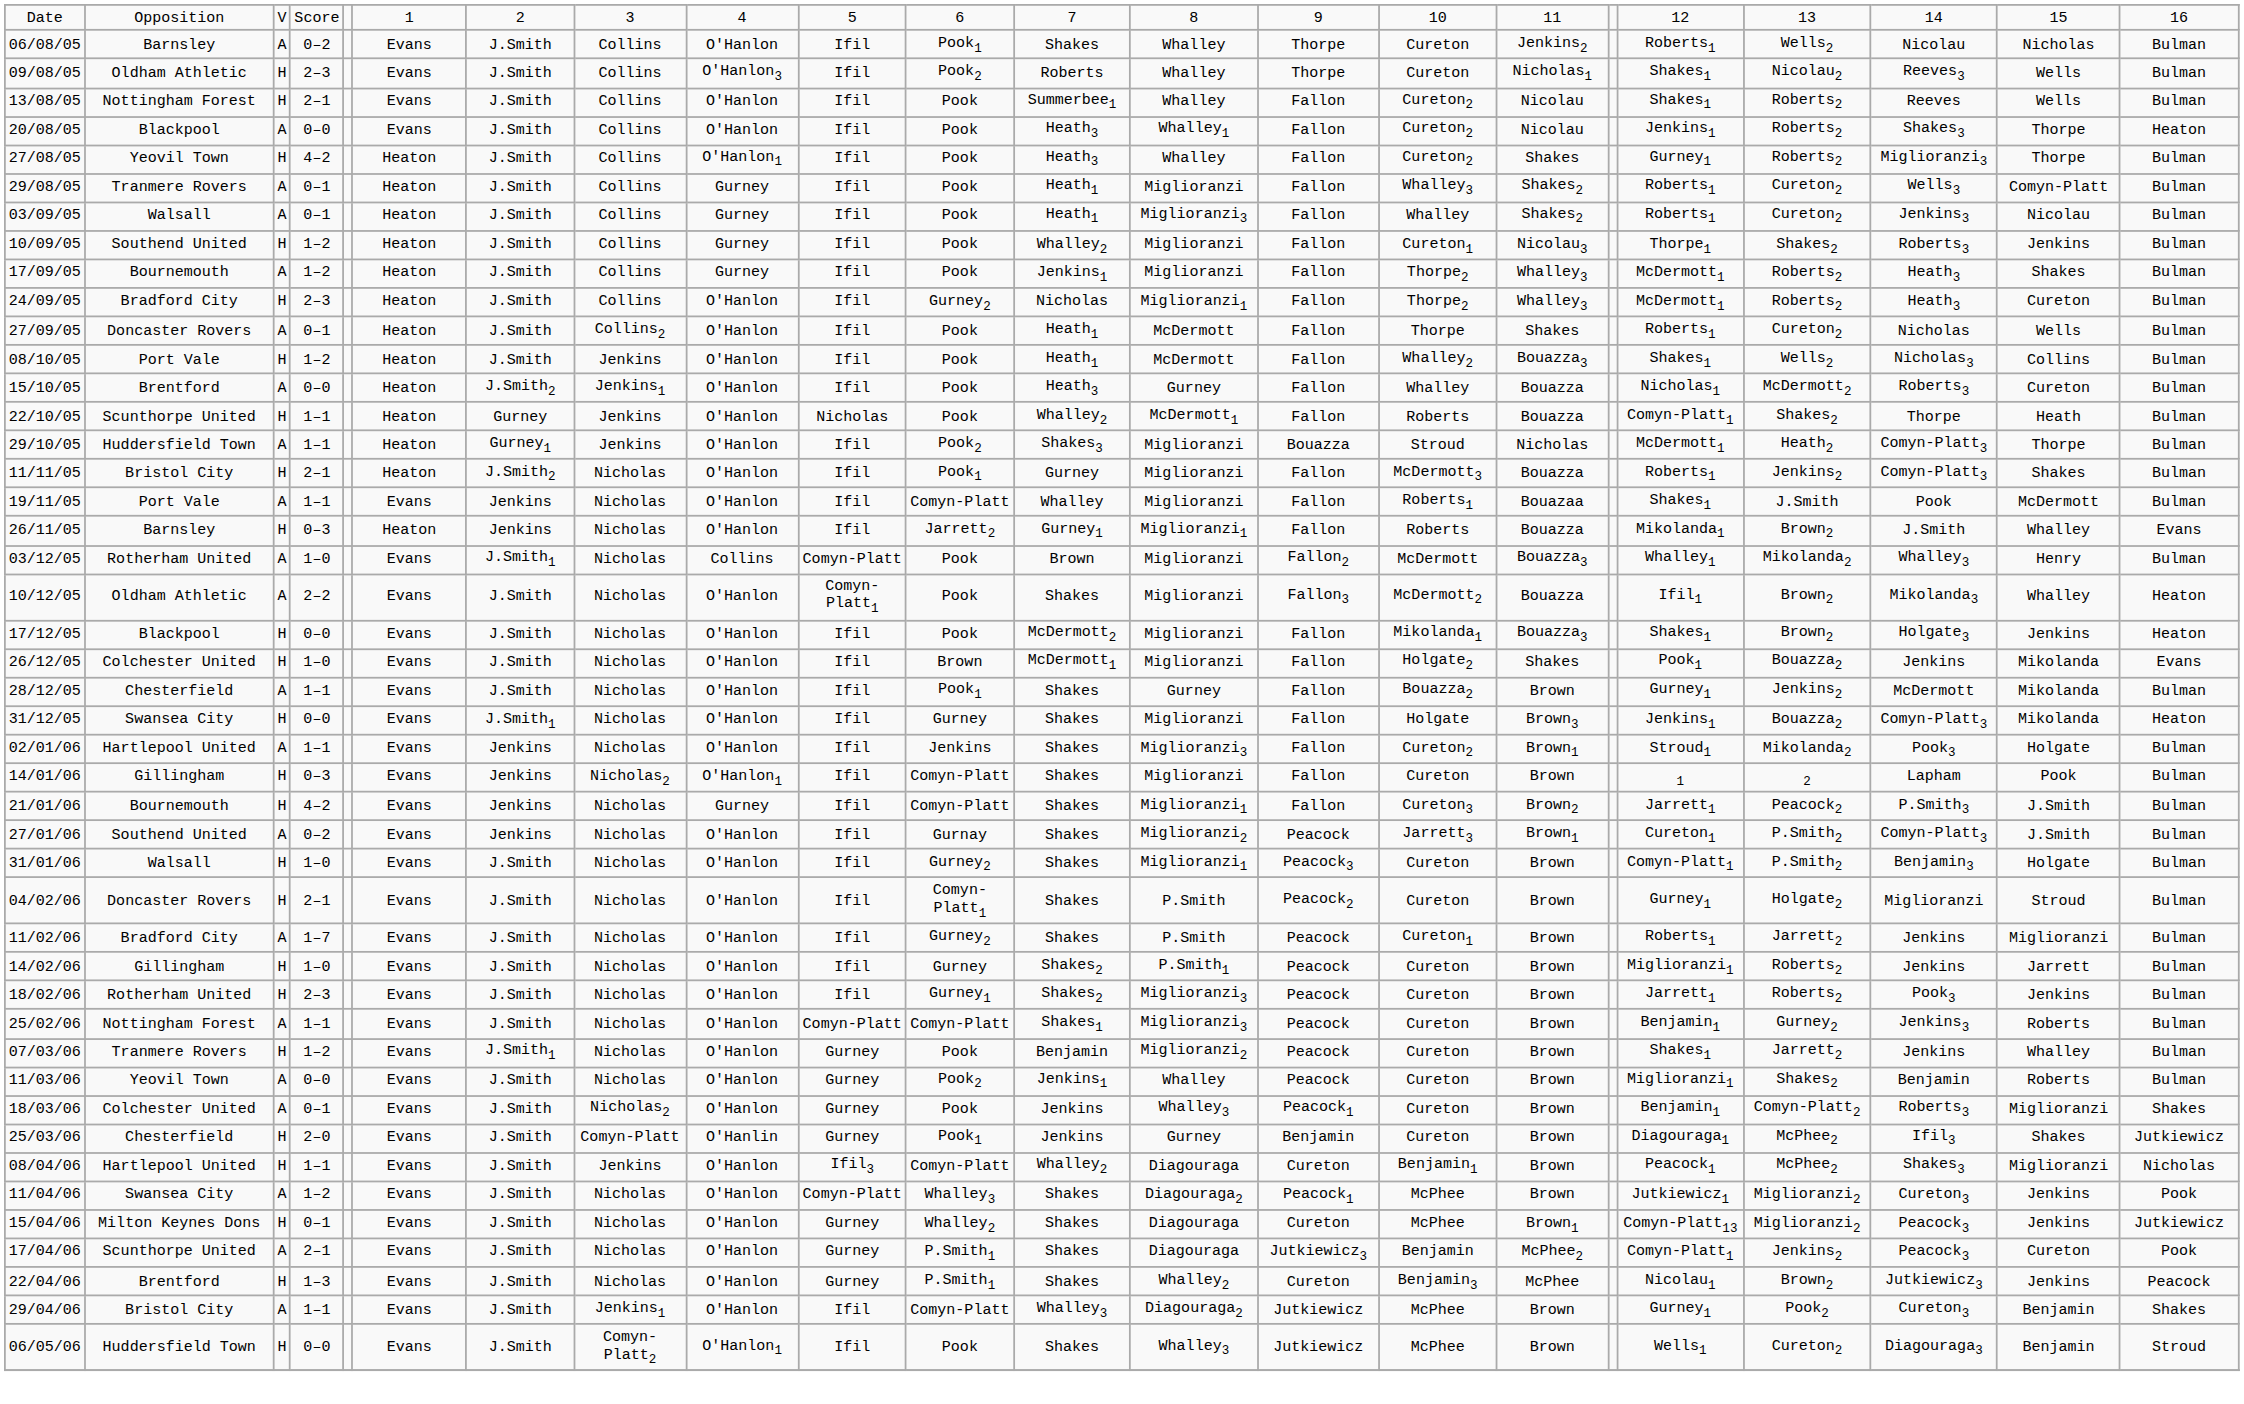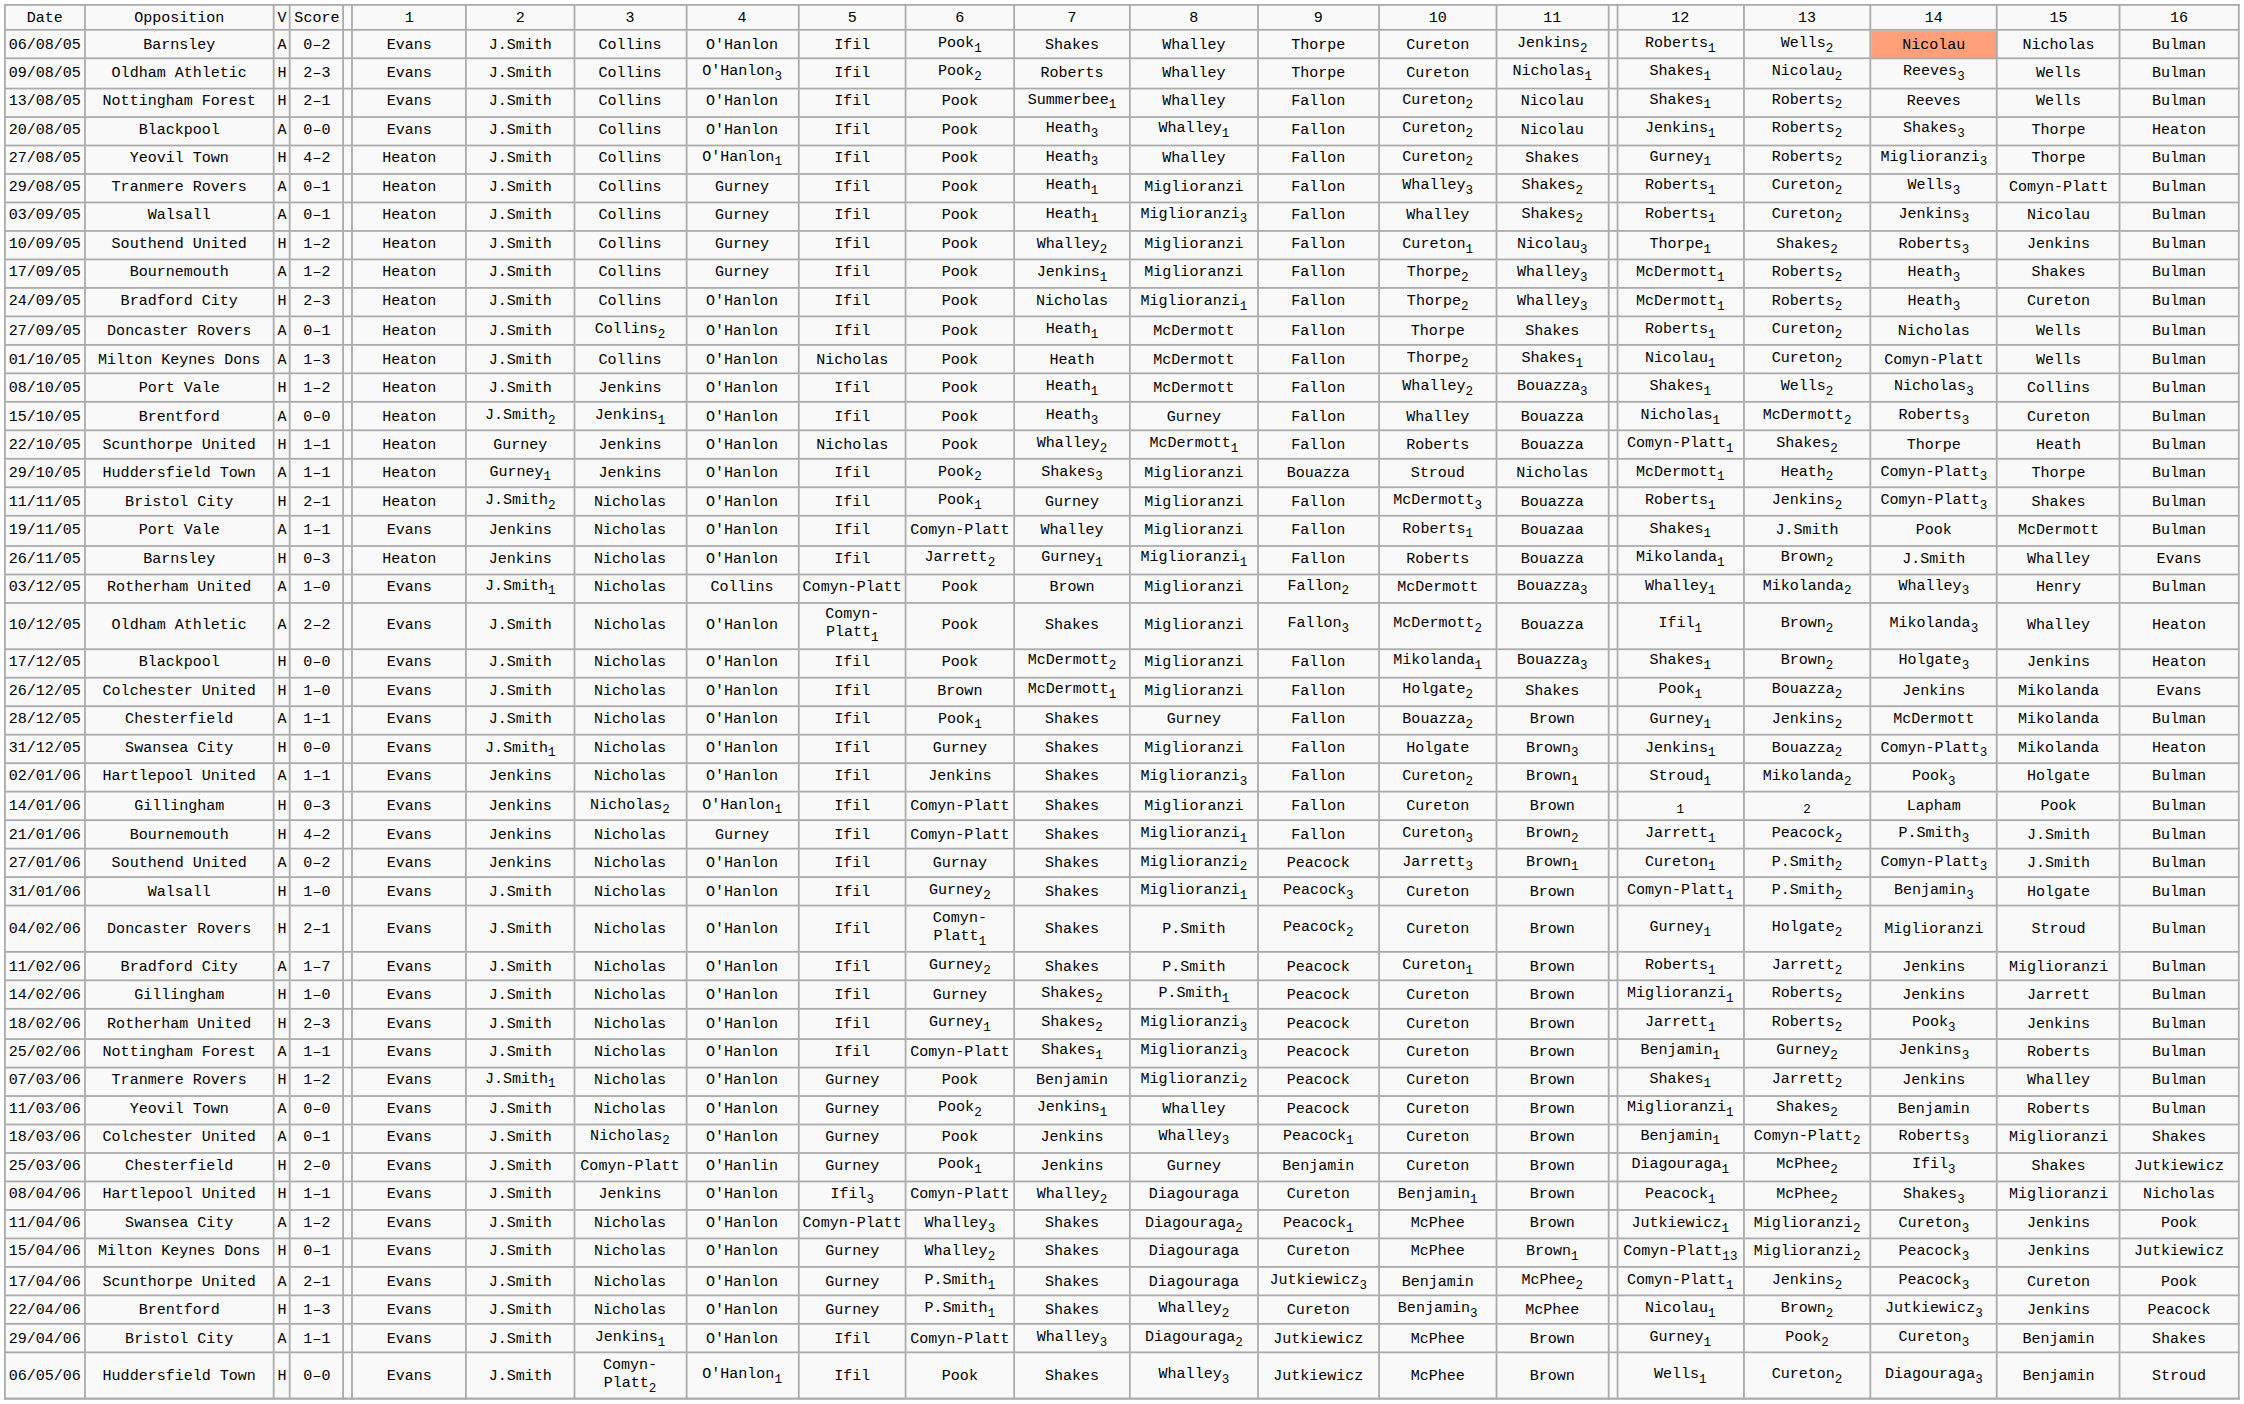(1934, 45) no background -> (1934, 45) lightsalmon background
(960, 303) Gurney2 -> (960, 303) Pook
+ row: (45, 360)
(852, 1024) Comyn-Platt -> (852, 1053) Ifil
